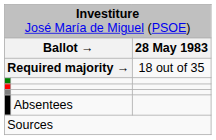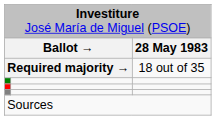- row: (8, 105)
